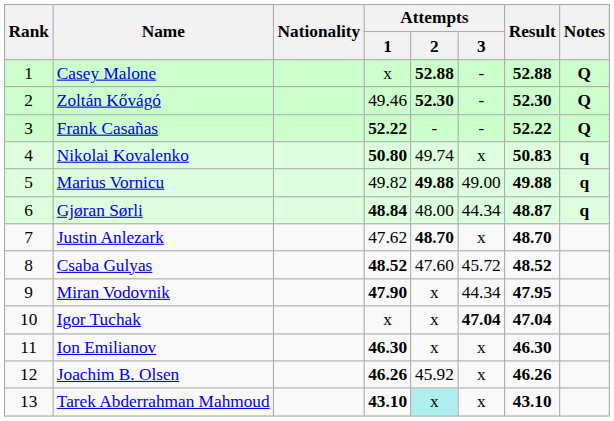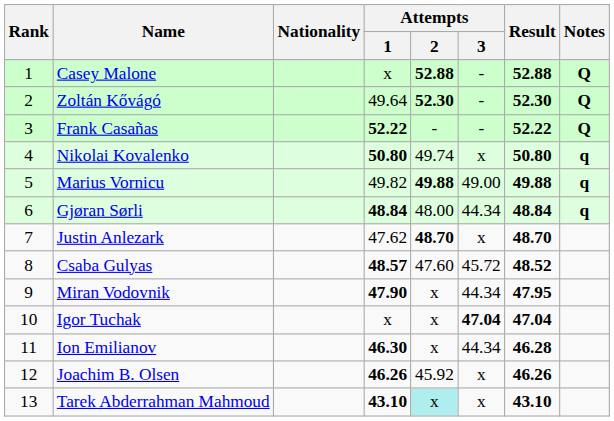(388, 100) 49.46 -> (388, 100) 49.64
(532, 155) 50.83 -> (532, 155) 50.80
(532, 210) 48.87 -> (532, 210) 48.84
(388, 264) 48.52 -> (388, 264) 48.57
(481, 347) x -> (481, 347) 44.34
(532, 347) 46.30 -> (532, 347) 46.28
